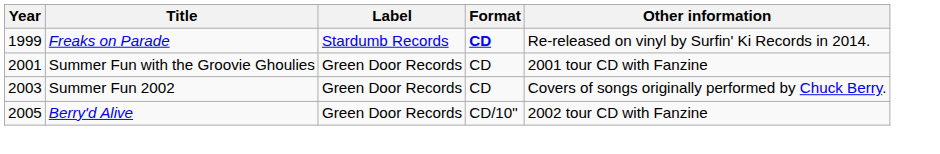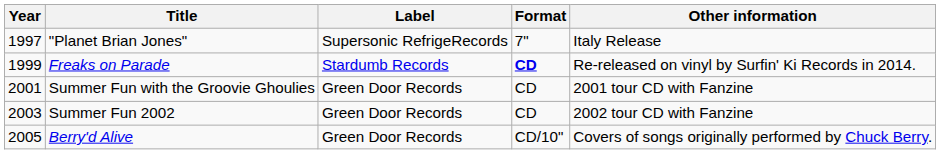+ row: (118, 40)
(707, 88) Covers of songs originally performed by Chuck Berry. -> (663, 112) 2002 tour CD with Fanzine
(618, 112) 2002 tour CD with Fanzine -> (753, 137) Covers of songs originally performed by Chuck Berry.
